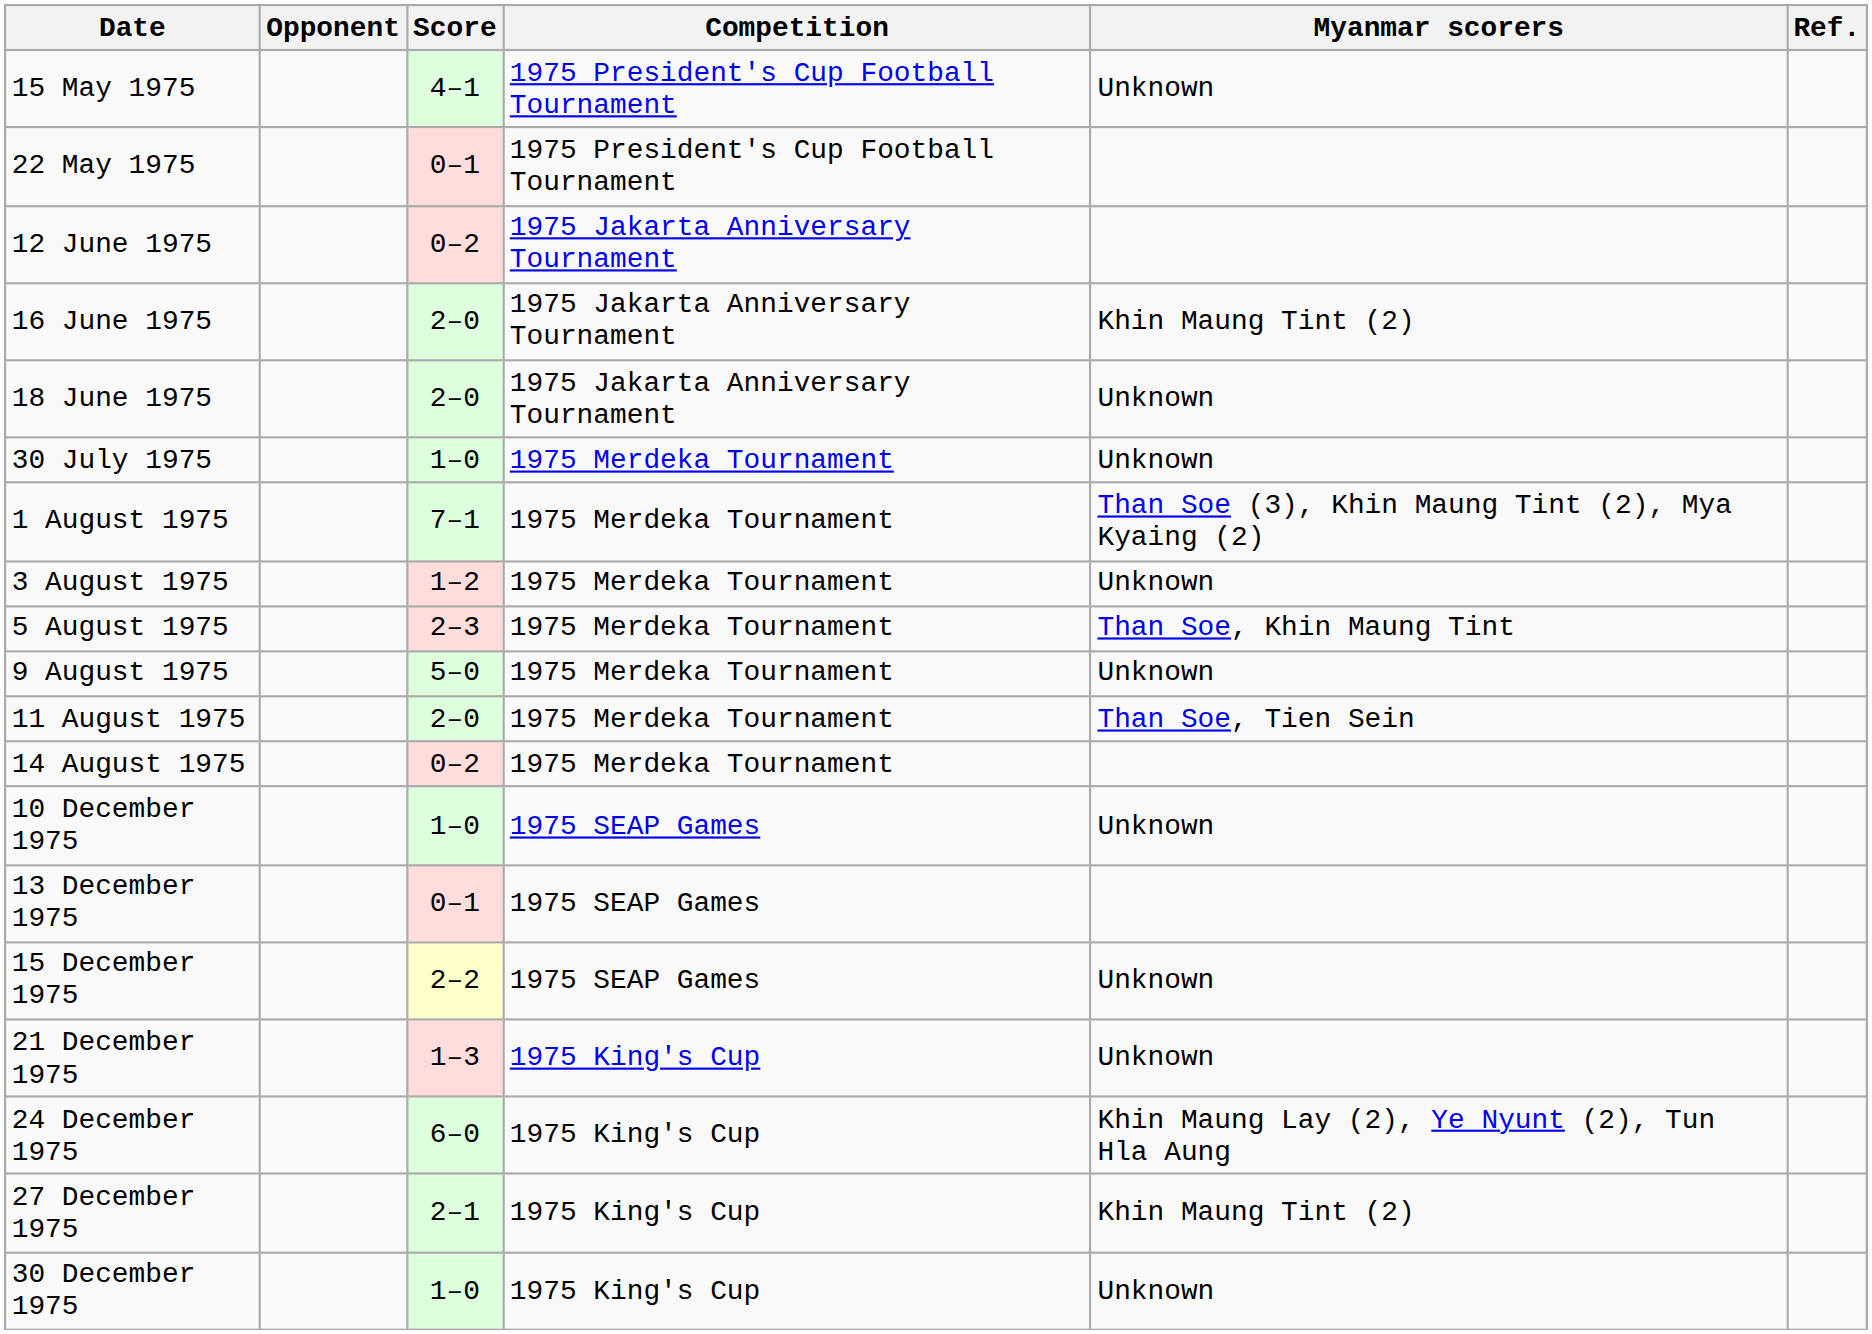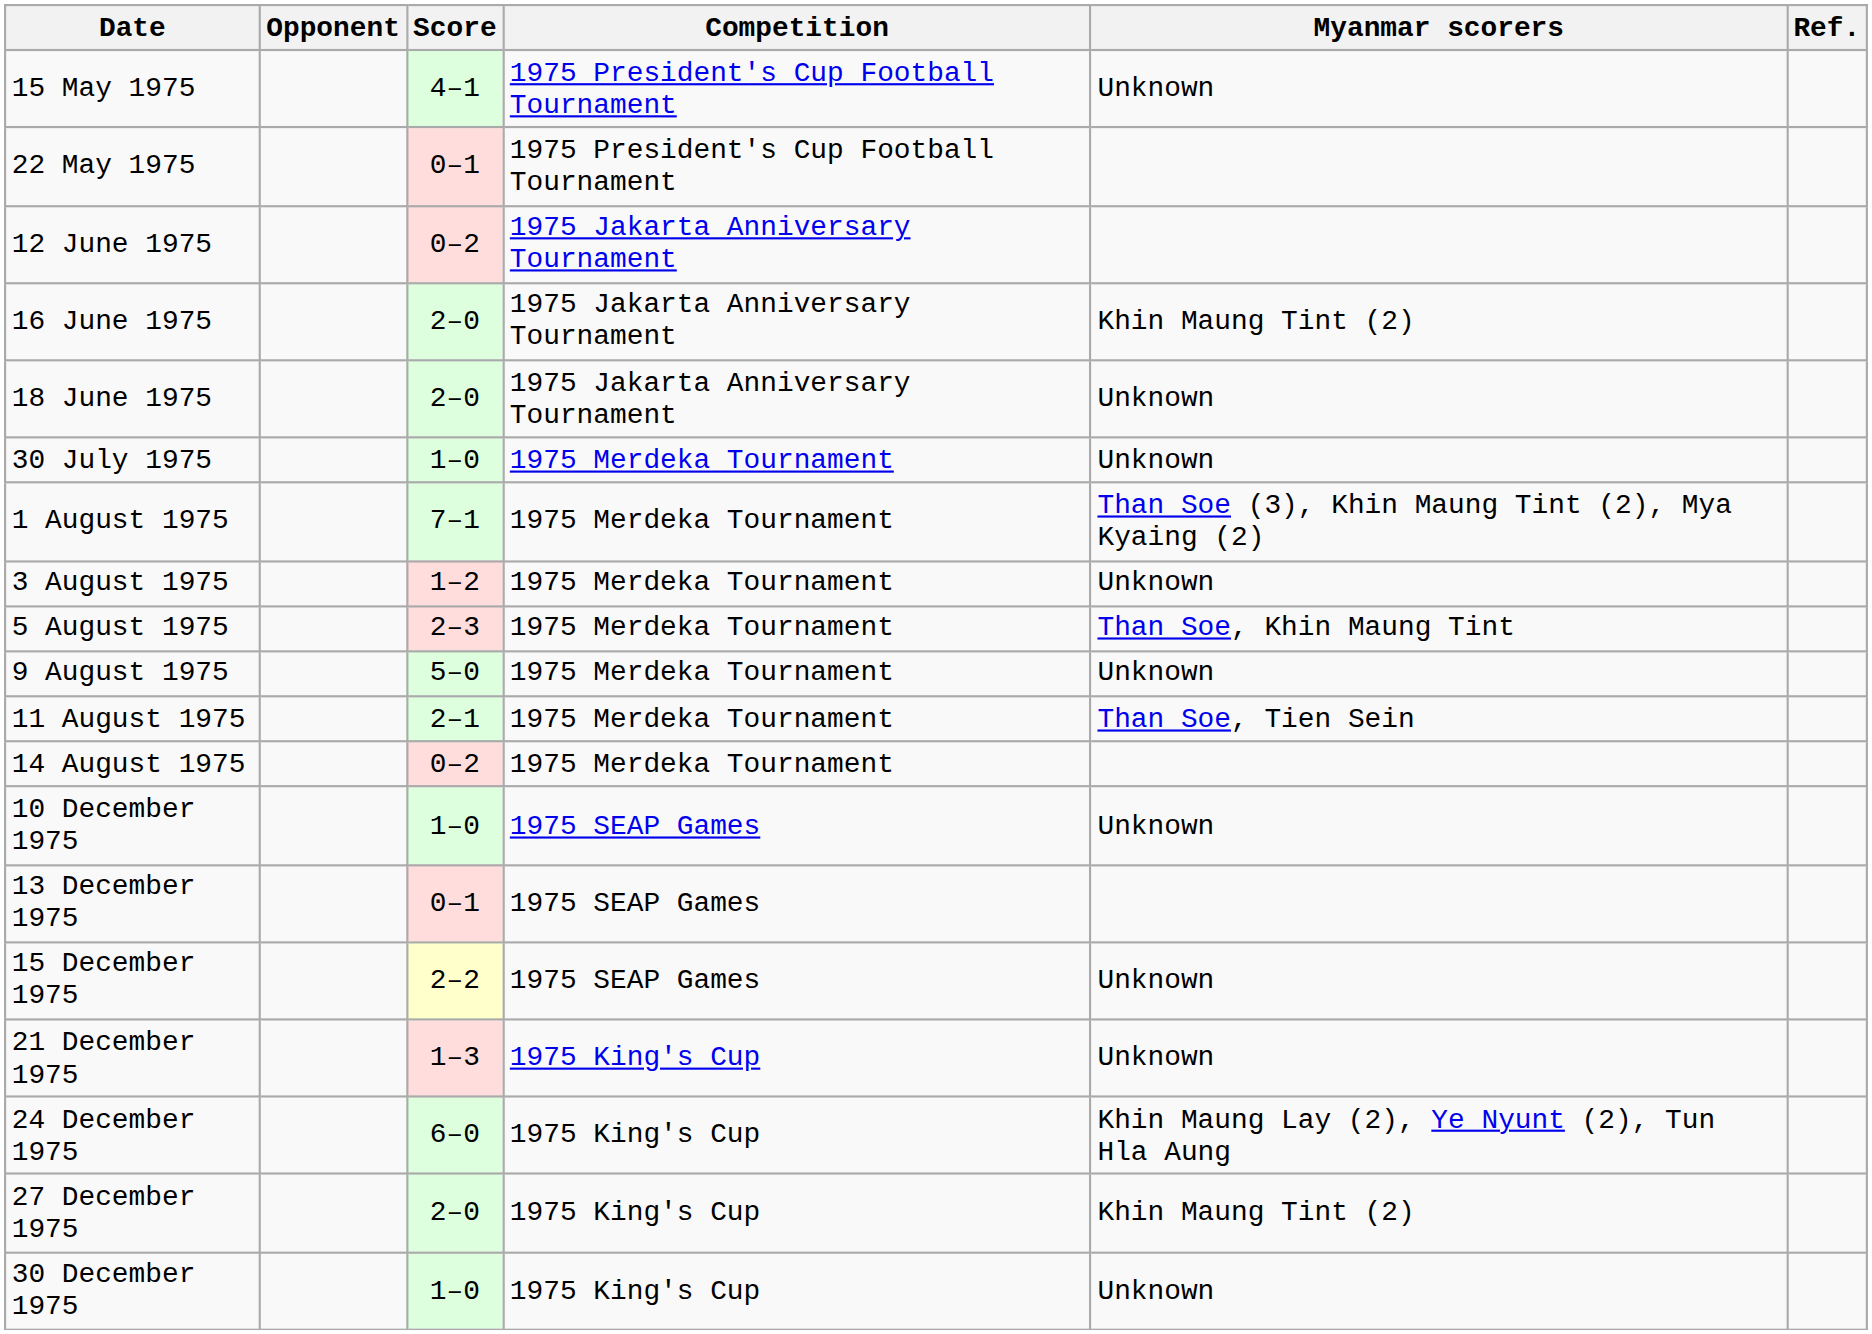(455, 719) 2–0 -> (455, 719) 2–1
(455, 1213) 2–1 -> (455, 1213) 2–0
